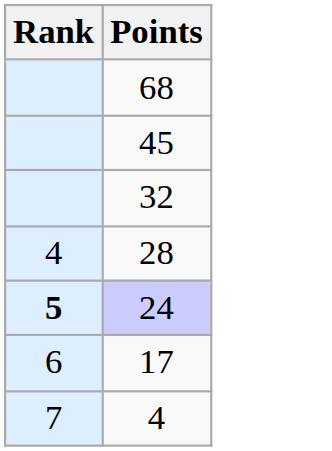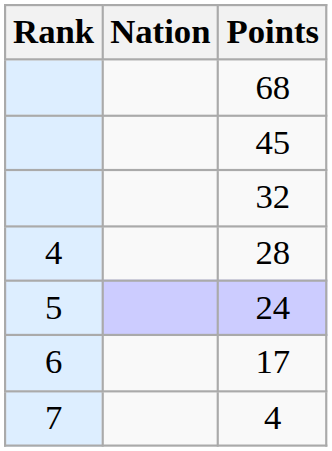+ column: (160, 32)
(54, 307) bold -> (54, 307) normal
